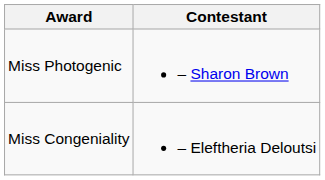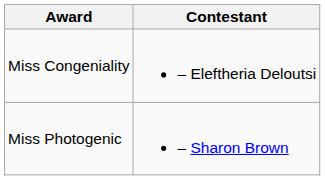rows swapped: (69, 139) <-> (65, 66)
